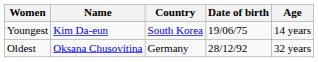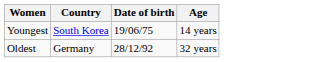- column: (98, 13)
